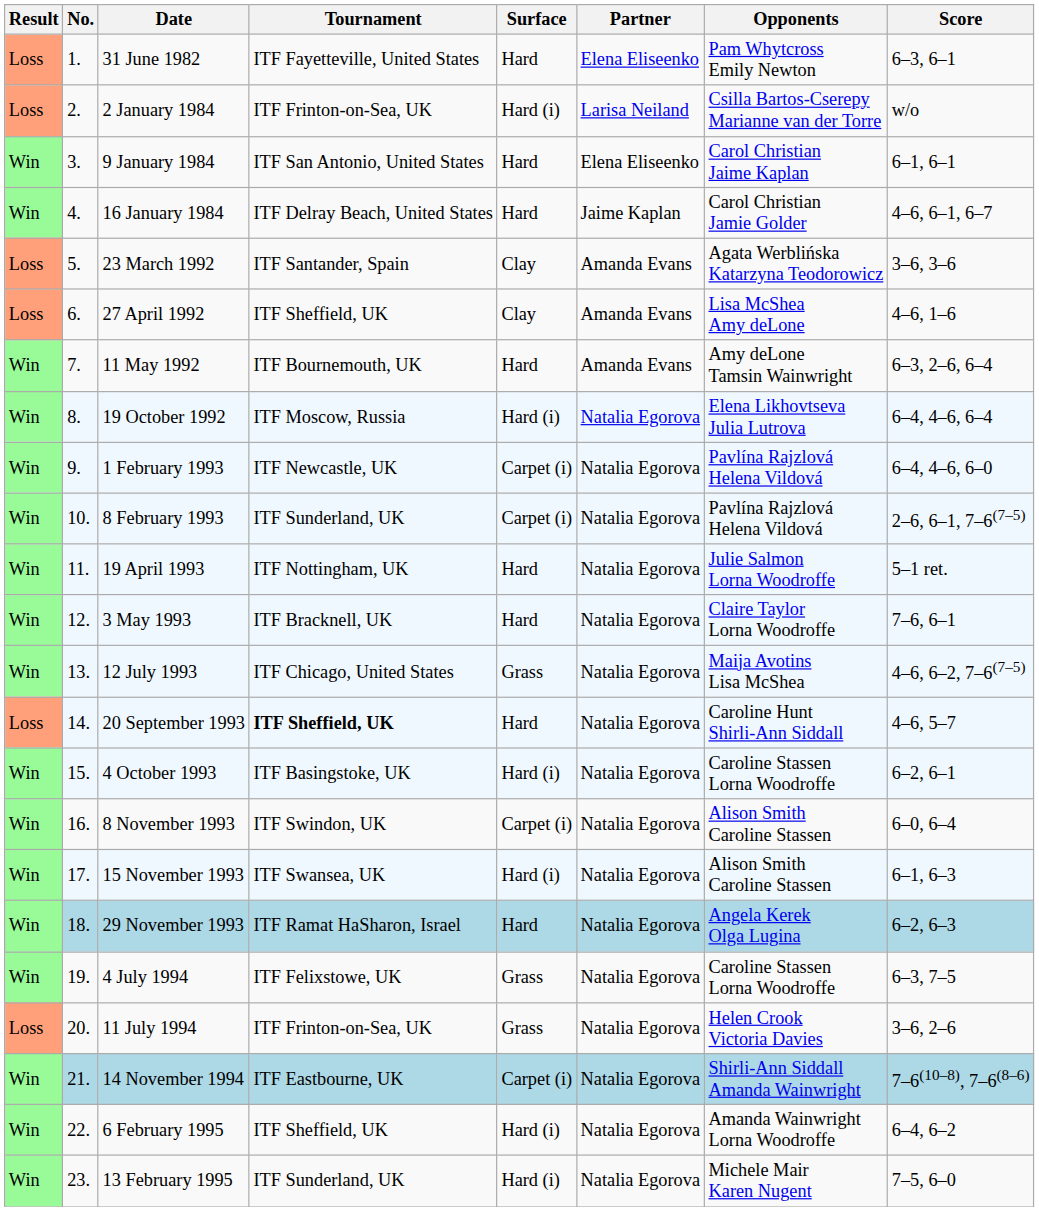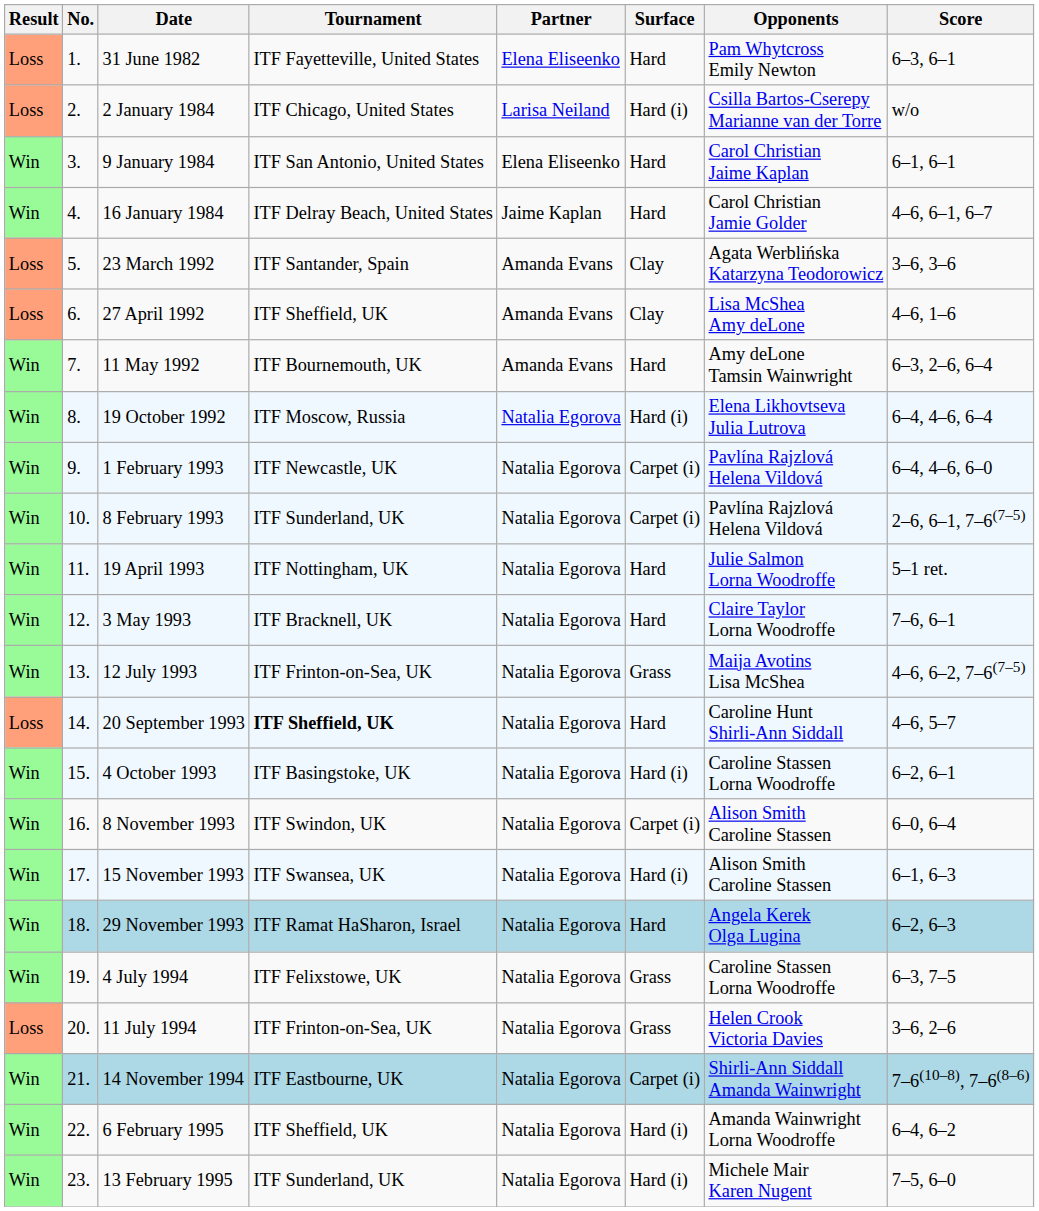columns swapped: (537, 18) <-> (640, 18)
(343, 110) ITF Frinton-on-Sea, UK -> (354, 110) ITF Chicago, United States
(354, 670) ITF Chicago, United States -> (343, 670) ITF Frinton-on-Sea, UK
